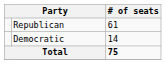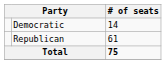rows swapped: (39, 25) <-> (39, 39)
